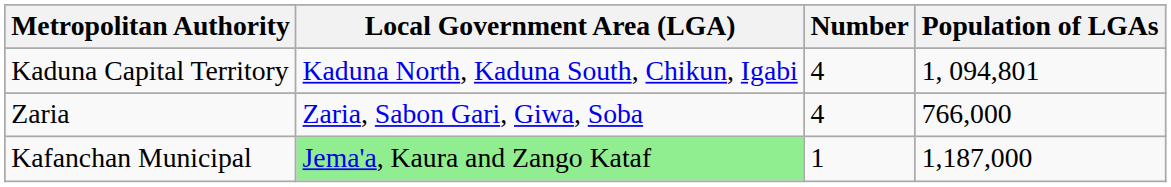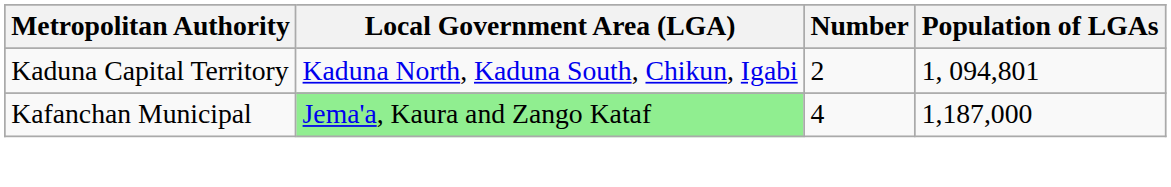(817, 70) 4 -> (817, 70) 2
- row: (40, 114)
(817, 158) 1 -> (817, 114) 4
